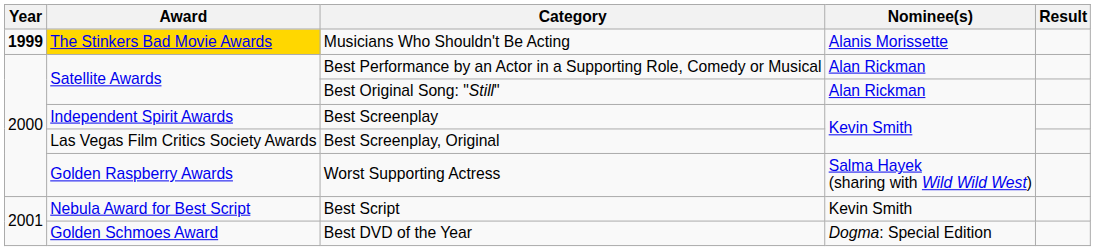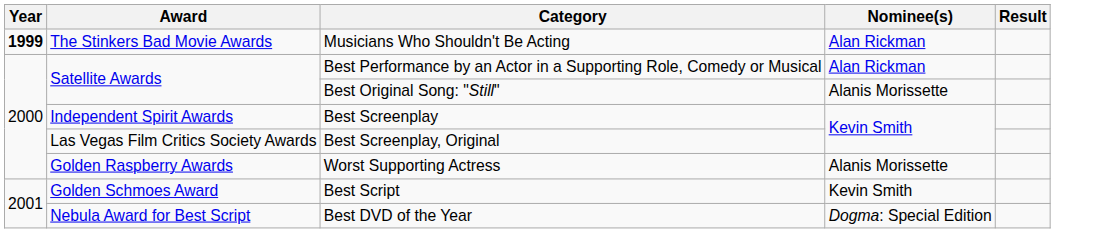(161, 41) gold background -> (161, 41) no background
(888, 41) Alanis Morissette -> (877, 41) Alan Rickman
(877, 91) Alan Rickman -> (888, 91) Alanis Morissette
(930, 174) Salma Hayek (sharing with Wild Wild West) -> (888, 166) Alanis Morissette
(150, 208) Nebula Award for Best Script -> (134, 191) Golden Schmoes Award
(134, 233) Golden Schmoes Award -> (150, 215) Nebula Award for Best Script
